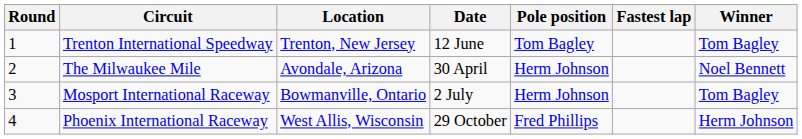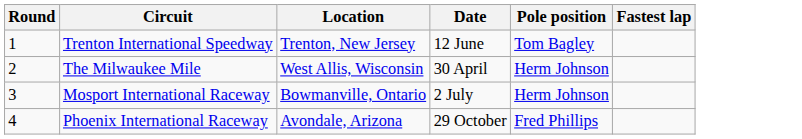- column: (746, 17)
(341, 69) Avondale, Arizona -> (352, 69) West Allis, Wisconsin
(352, 120) West Allis, Wisconsin -> (341, 120) Avondale, Arizona
